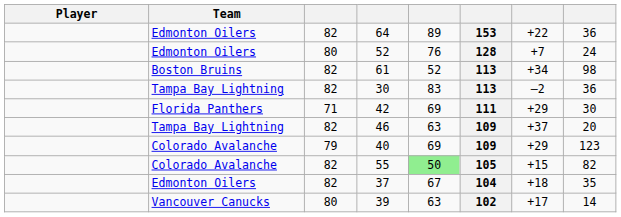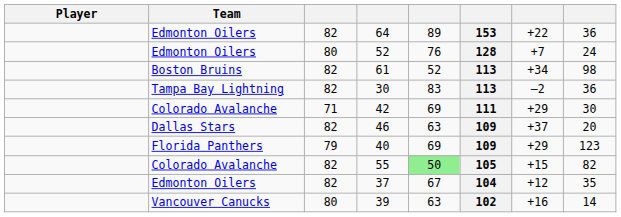(207, 108) Florida Panthers -> (214, 108) Colorado Avalanche
(218, 127) Tampa Bay Lightning -> (193, 127) Dallas Stars
(214, 146) Colorado Avalanche -> (207, 146) Florida Panthers
(538, 184) +18 -> (538, 184) +12
(538, 202) +17 -> (538, 202) +16
